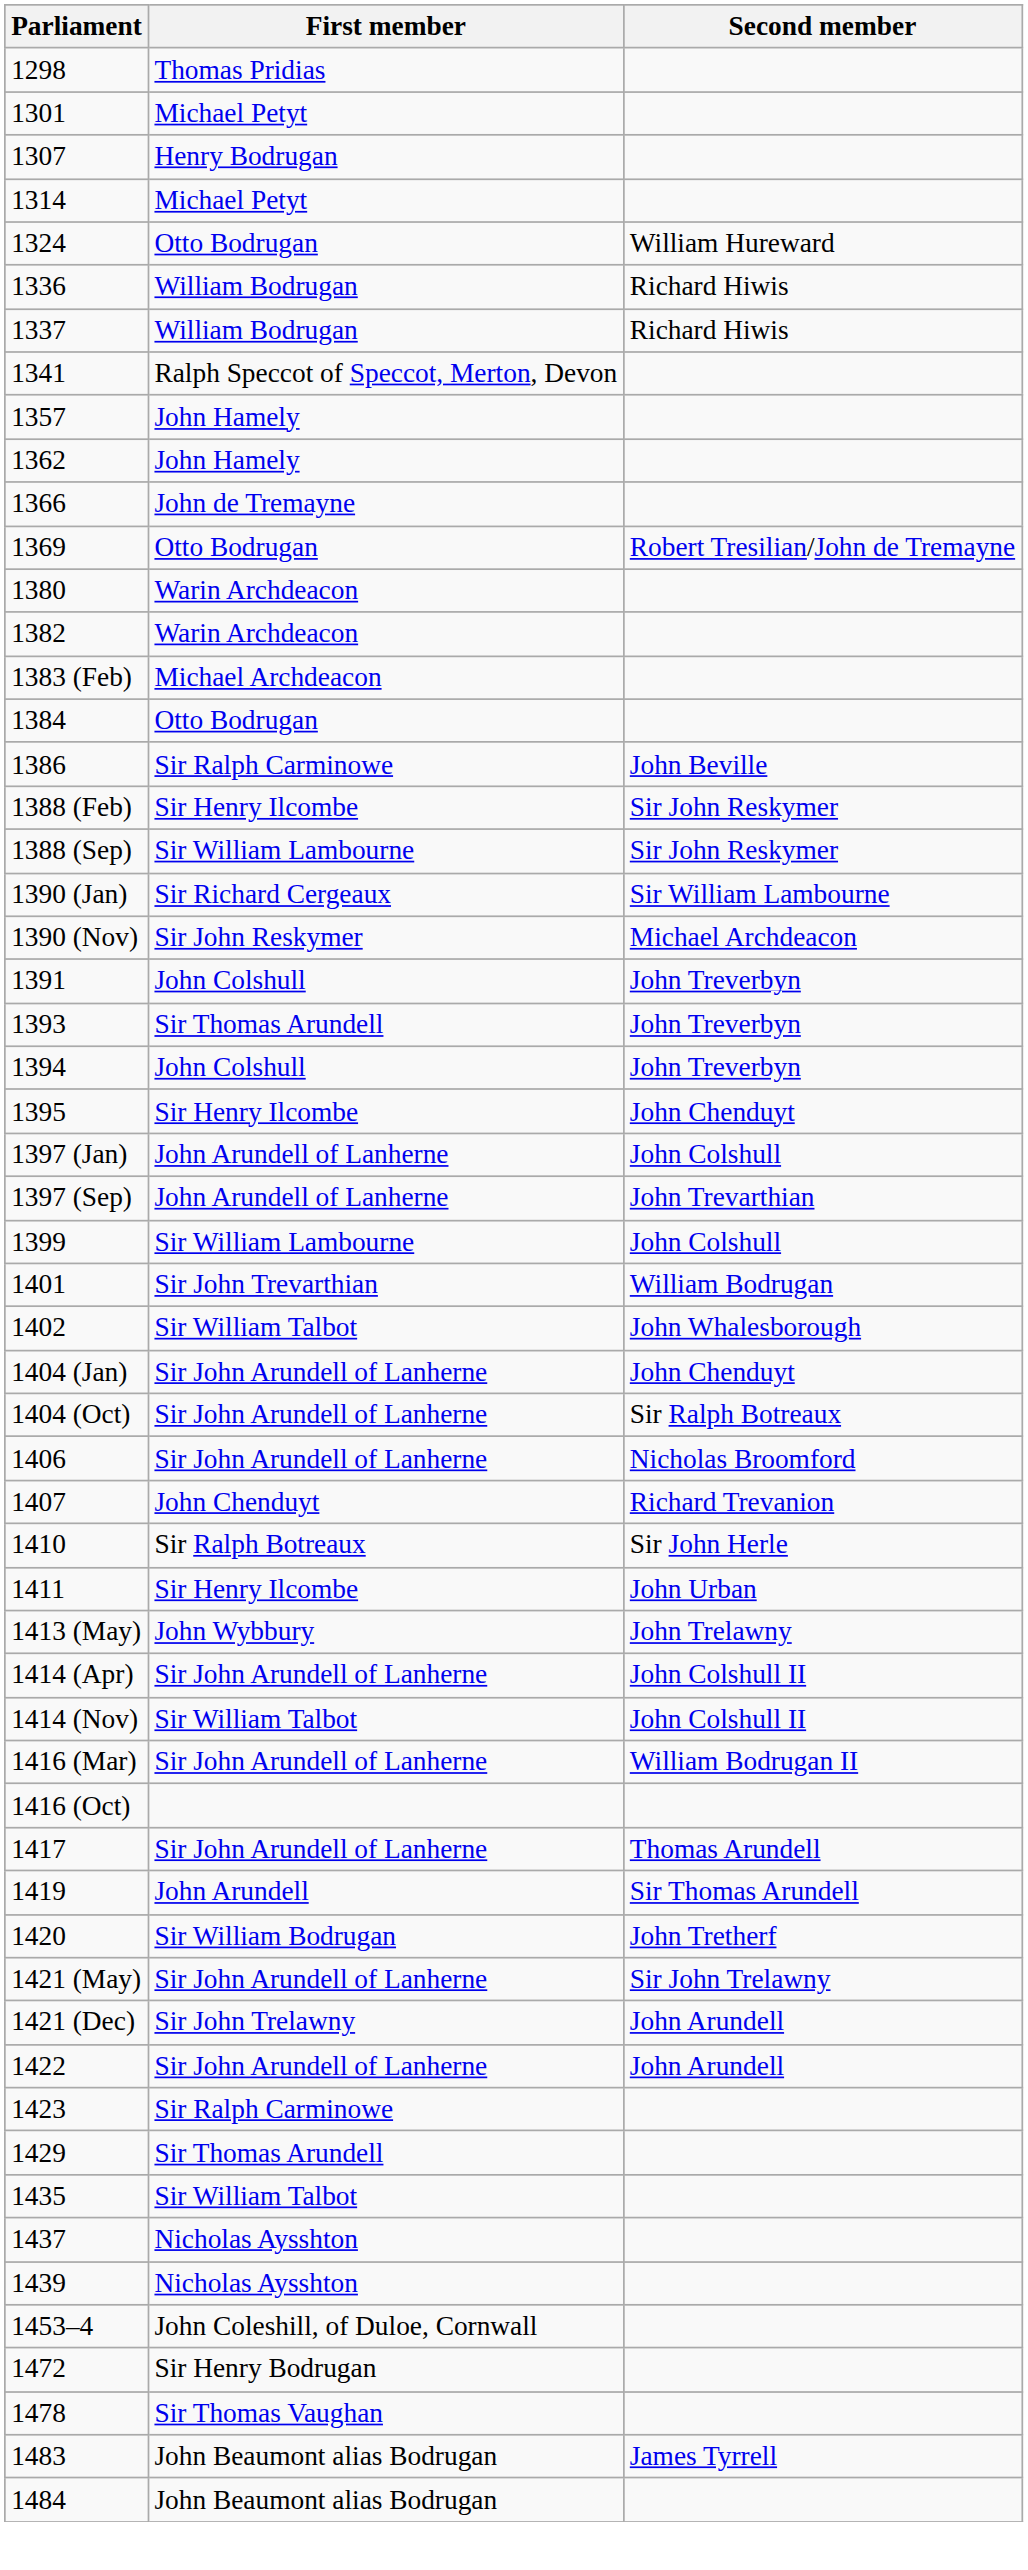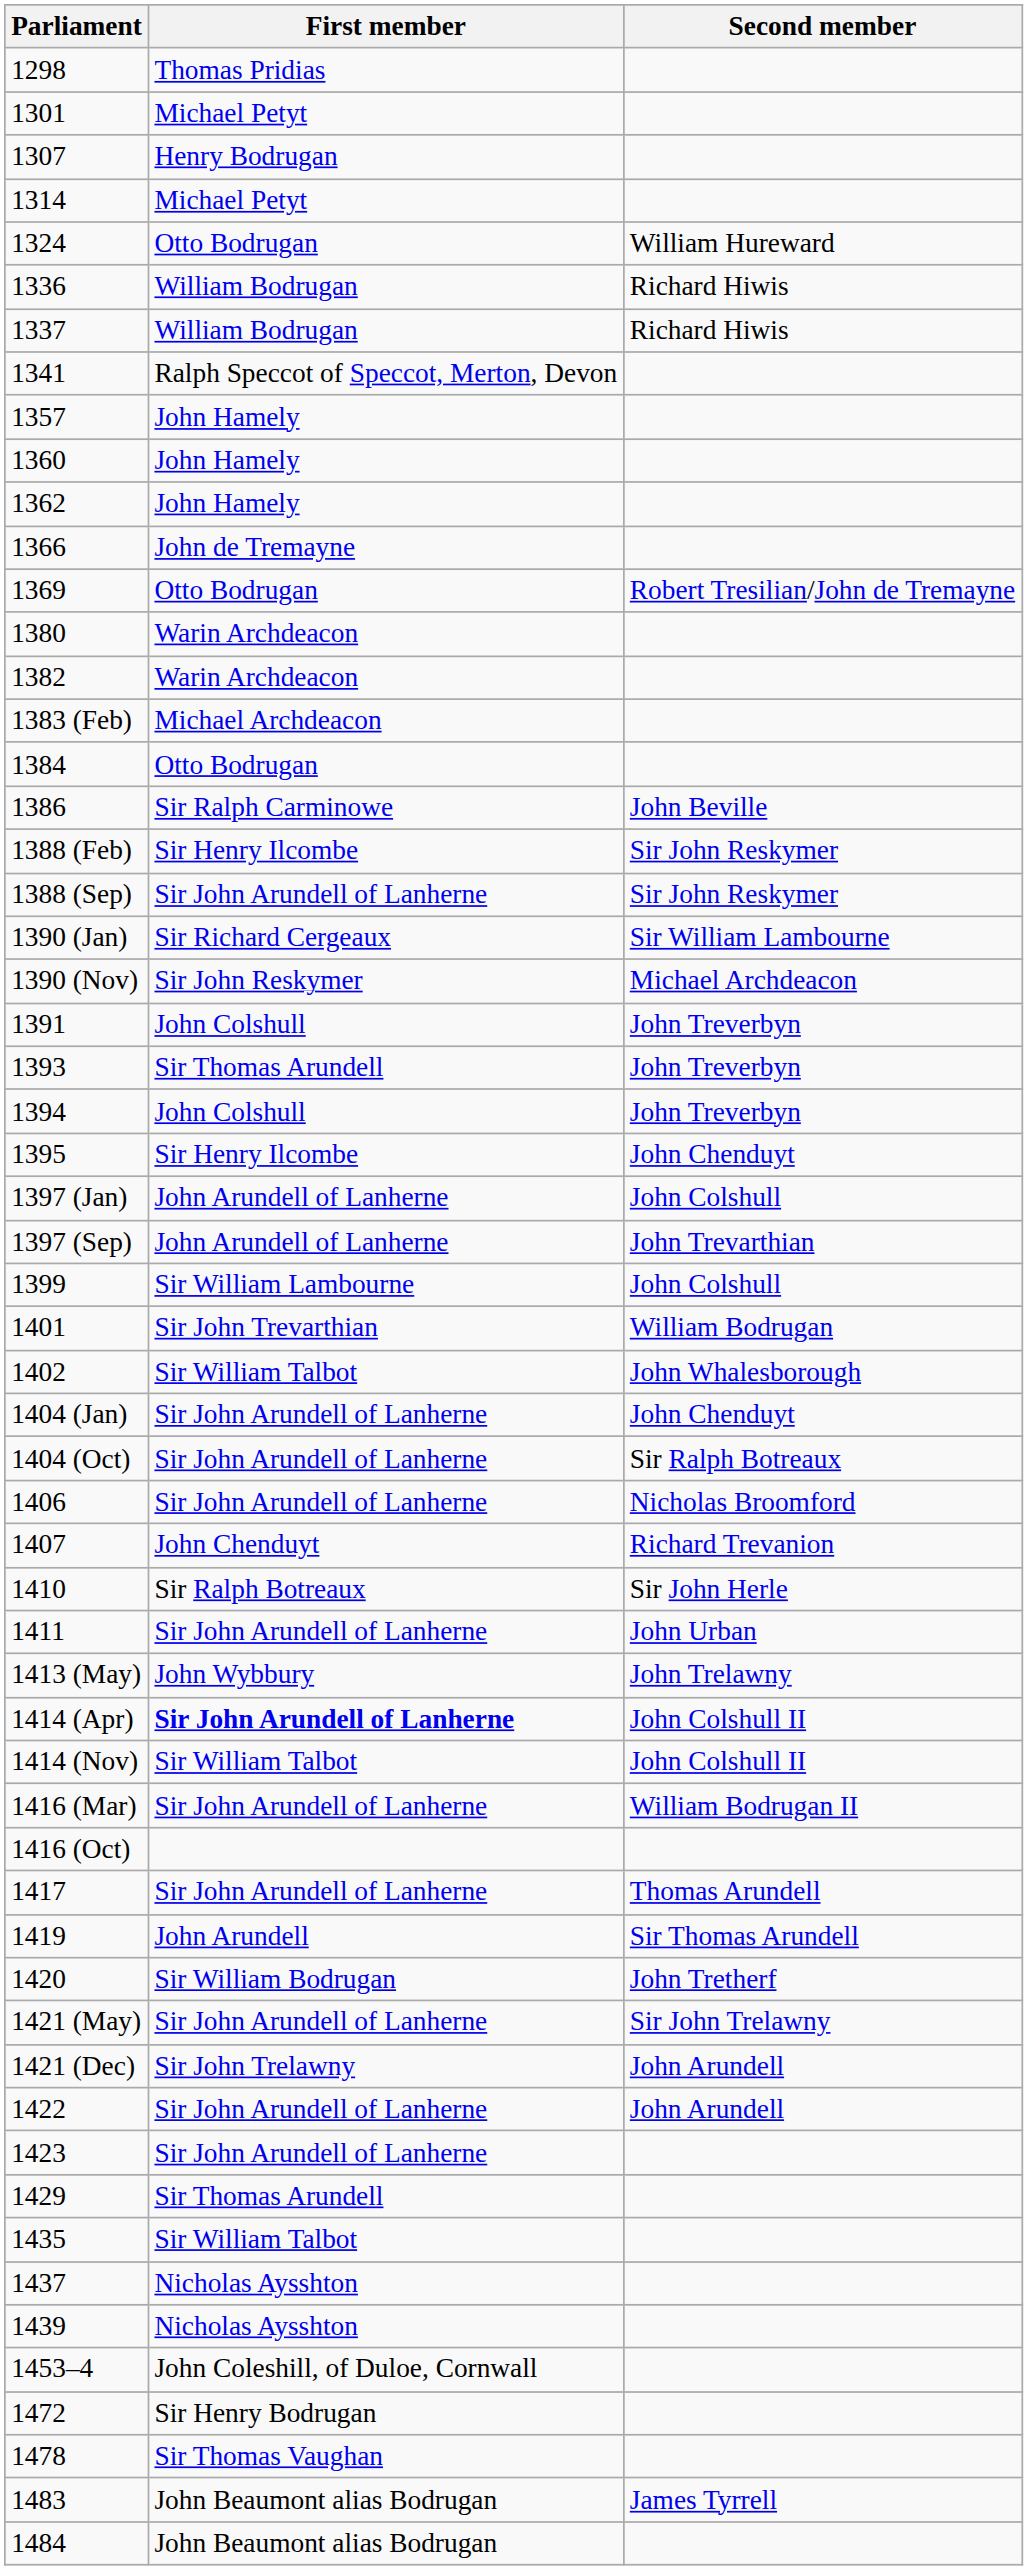+ row: (39, 460)
(284, 850) Sir William Lambourne -> (321, 894) Sir John Arundell of Lanherne
(256, 1588) Sir Henry Ilcombe -> (321, 1631) Sir John Arundell of Lanherne
(321, 1675) normal -> (334, 1718) bold
(274, 2108) Sir Ralph Carminowe -> (321, 2152) Sir John Arundell of Lanherne
